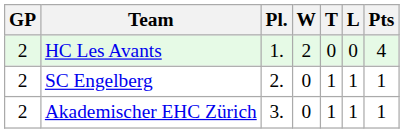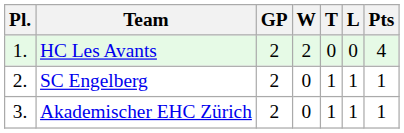columns swapped: (277, 19) <-> (23, 19)
